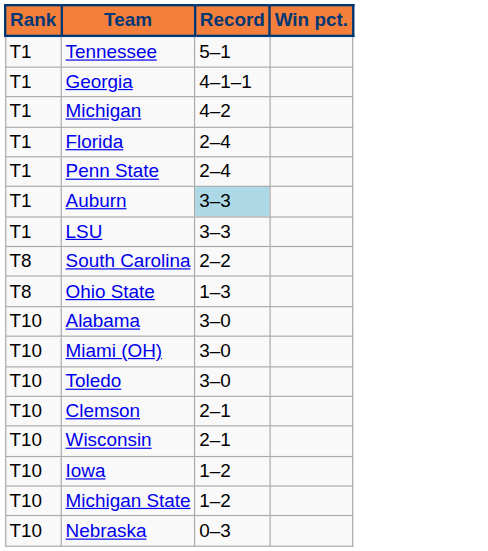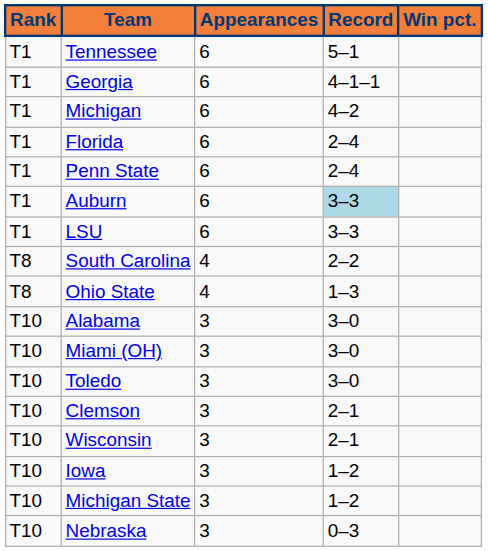+ column: (259, 20)
